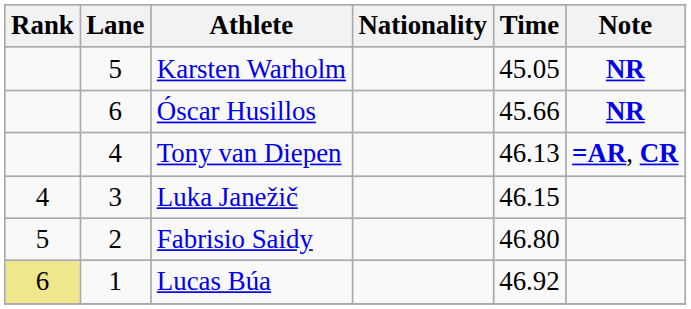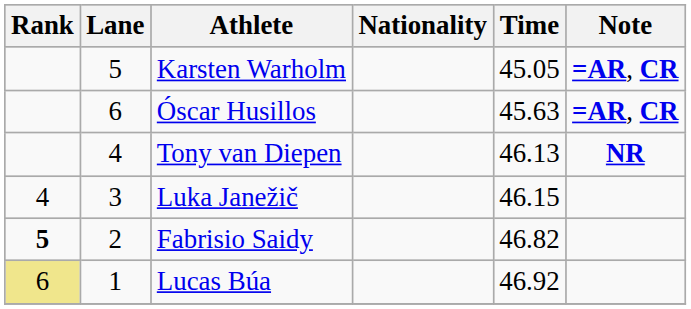(625, 68) NR -> (625, 68) =AR, CR
(529, 111) 45.66 -> (529, 111) 45.63
(625, 111) NR -> (625, 111) =AR, CR
(625, 153) =AR, CR -> (625, 153) NR
(42, 238) normal -> (42, 238) bold
(529, 238) 46.80 -> (529, 238) 46.82
